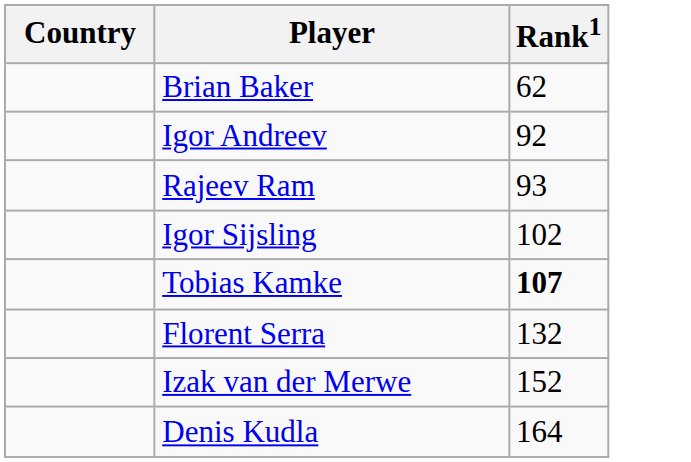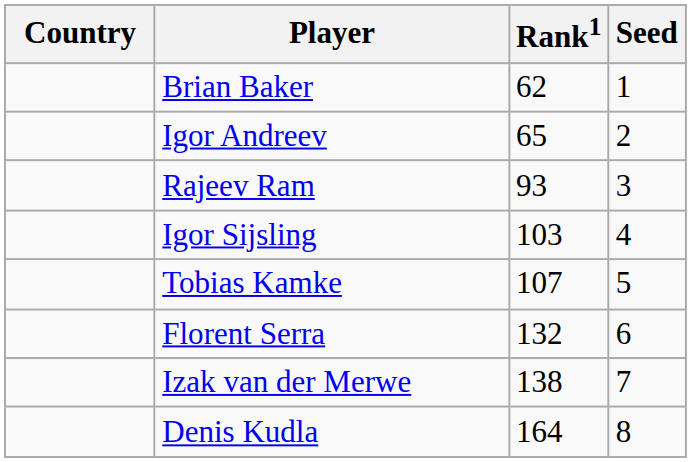+ column: (647, 33)
(532, 135) 92 -> (532, 135) 65
(539, 234) 102 -> (539, 234) 103
(539, 283) bold -> (539, 283) normal
(539, 382) 152 -> (539, 382) 138
